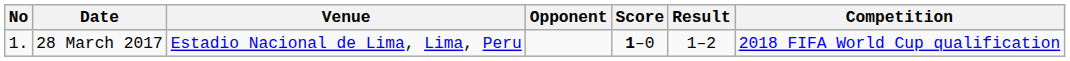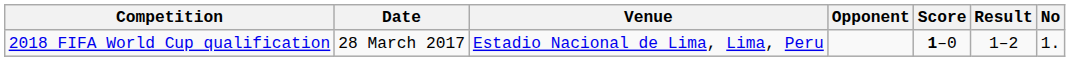columns swapped: (18, 18) <-> (899, 18)
